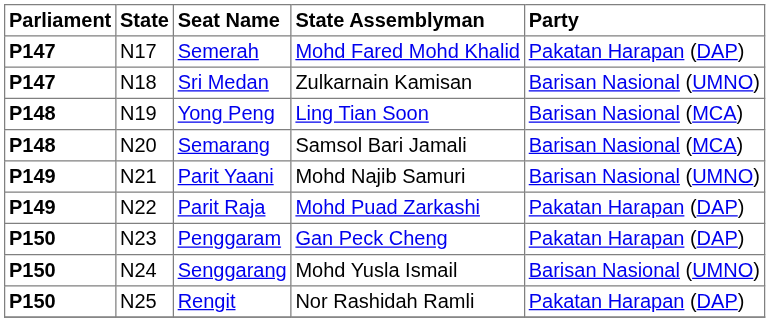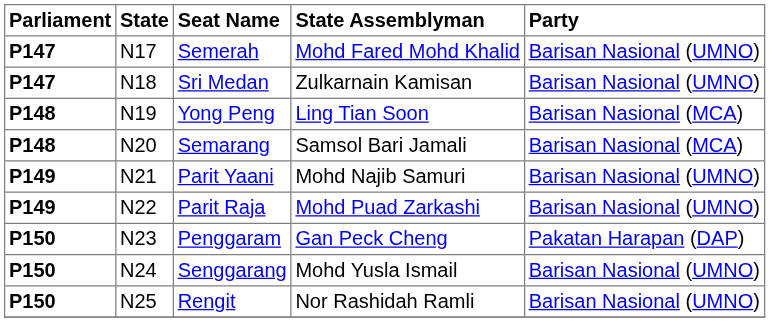(637, 51) Pakatan Harapan (DAP) -> (644, 51) Barisan Nasional (UMNO)
(637, 207) Pakatan Harapan (DAP) -> (644, 207) Barisan Nasional (UMNO)
(637, 301) Pakatan Harapan (DAP) -> (644, 301) Barisan Nasional (UMNO)
